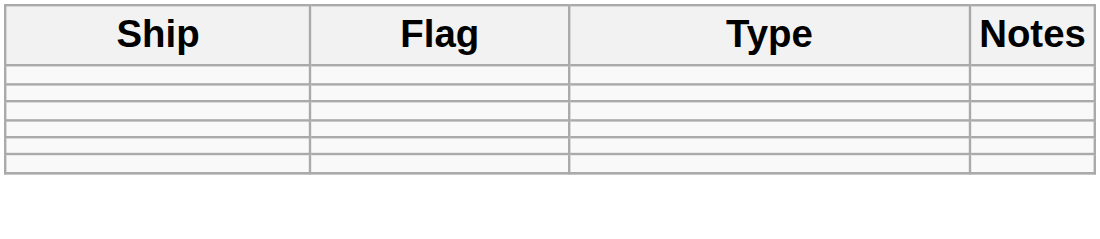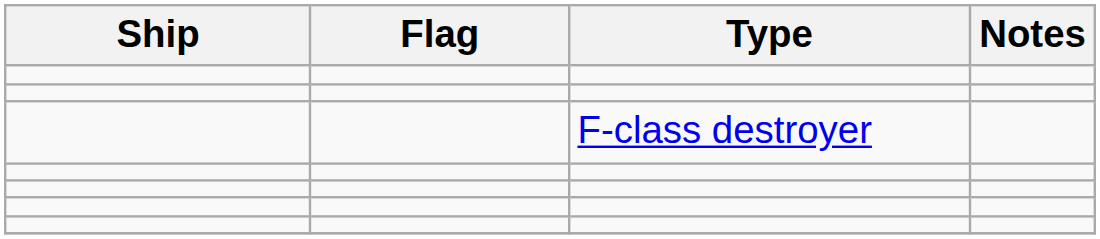+ row: (158, 132)
